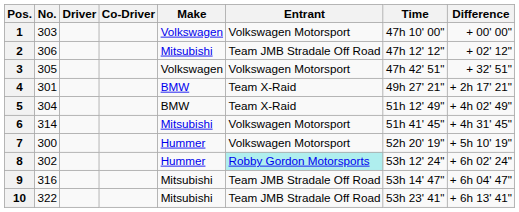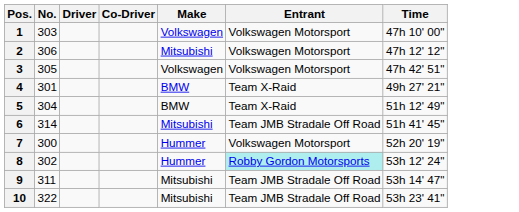- column: (481, 13)
(304, 50) Team JMB Stradale Off Road -> (289, 50) Volkswagen Motorsport
(289, 124) Volkswagen Motorsport -> (304, 124) Team JMB Stradale Off Road
(47, 179) 316 -> (47, 179) 311
